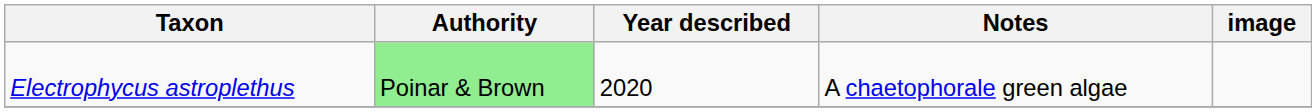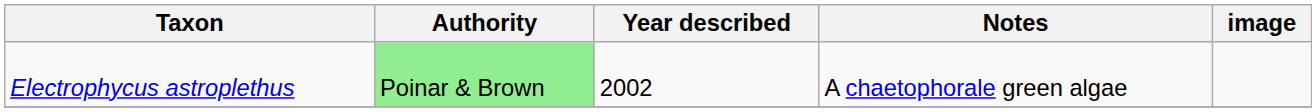(626, 87) 2020 -> (626, 87) 2002
